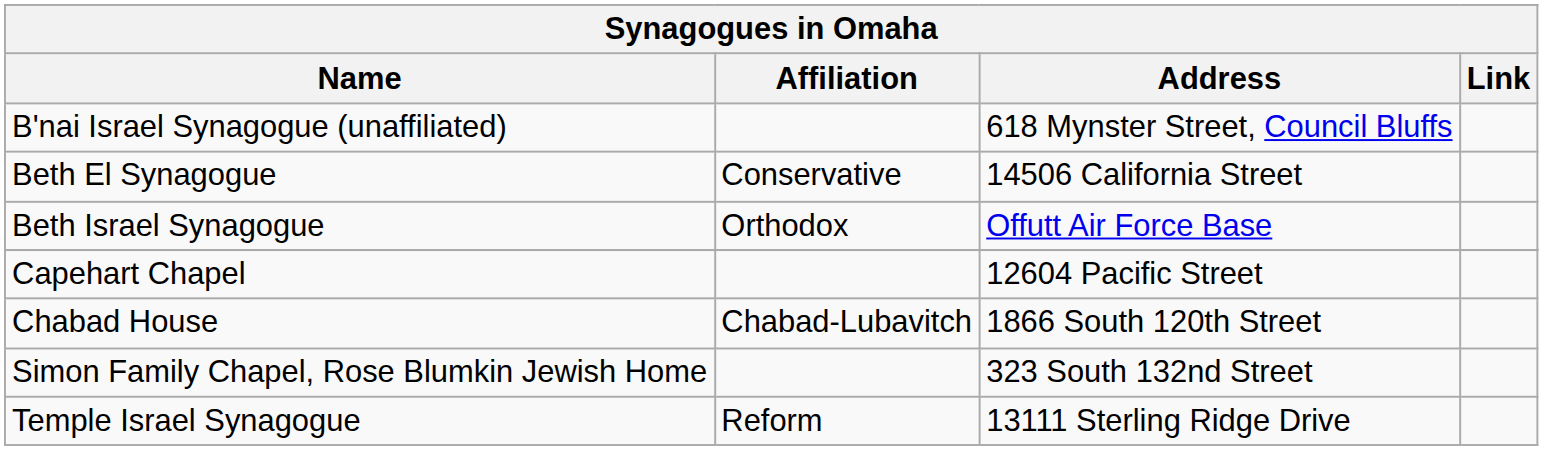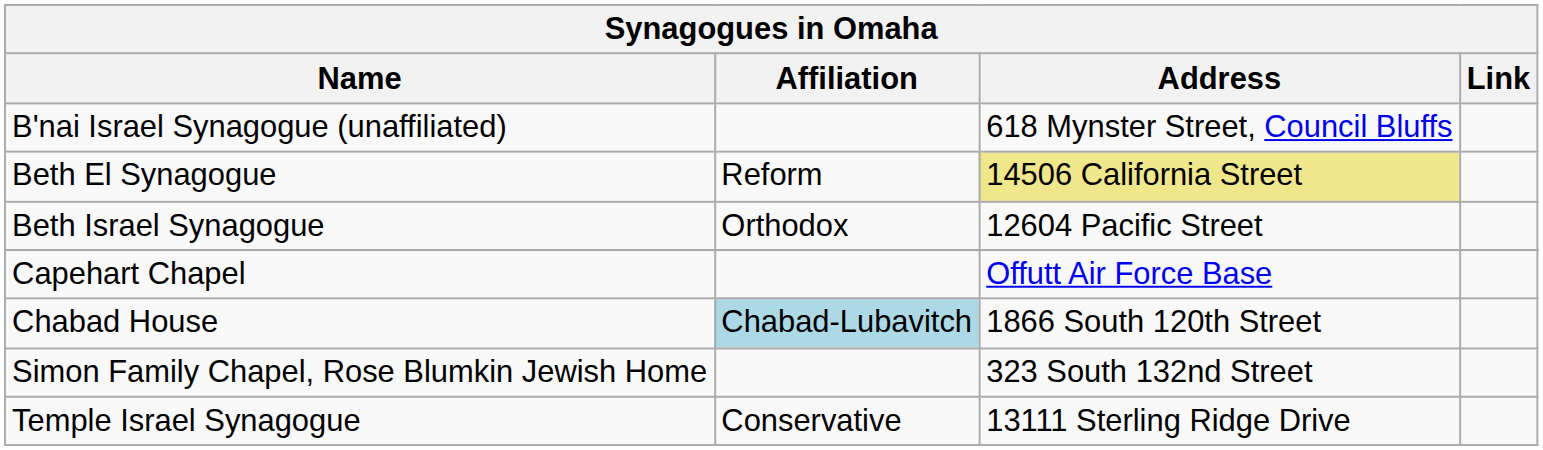(811, 175) Conservative -> (772, 175) Reform
(1144, 175) no background -> (1144, 175) khaki background
(1129, 224) Offutt Air Force Base -> (1124, 224) 12604 Pacific Street
(1124, 273) 12604 Pacific Street -> (1129, 273) Offutt Air Force Base
(847, 322) no background -> (847, 322) lightblue background
(772, 420) Reform -> (811, 420) Conservative
